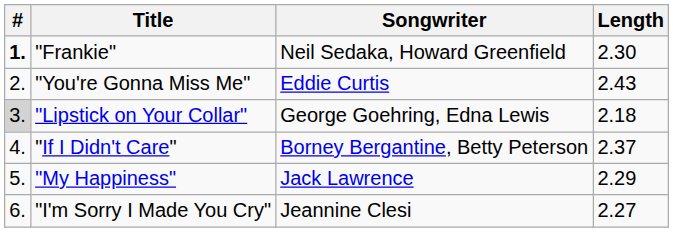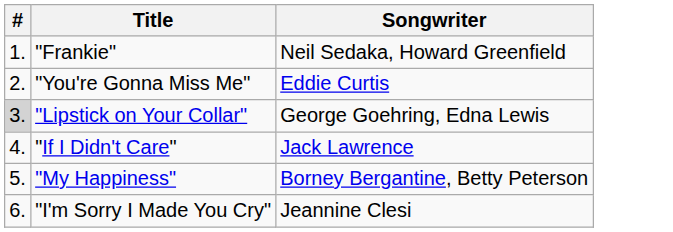- column: (631, 20)
(18, 52) bold -> (18, 52) normal
(434, 147) Borney Bergantine, Betty Peterson -> (347, 147) Jack Lawrence
(347, 178) Jack Lawrence -> (434, 178) Borney Bergantine, Betty Peterson
